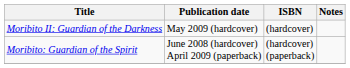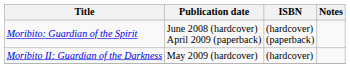rows swapped: (72, 50) <-> (84, 28)
